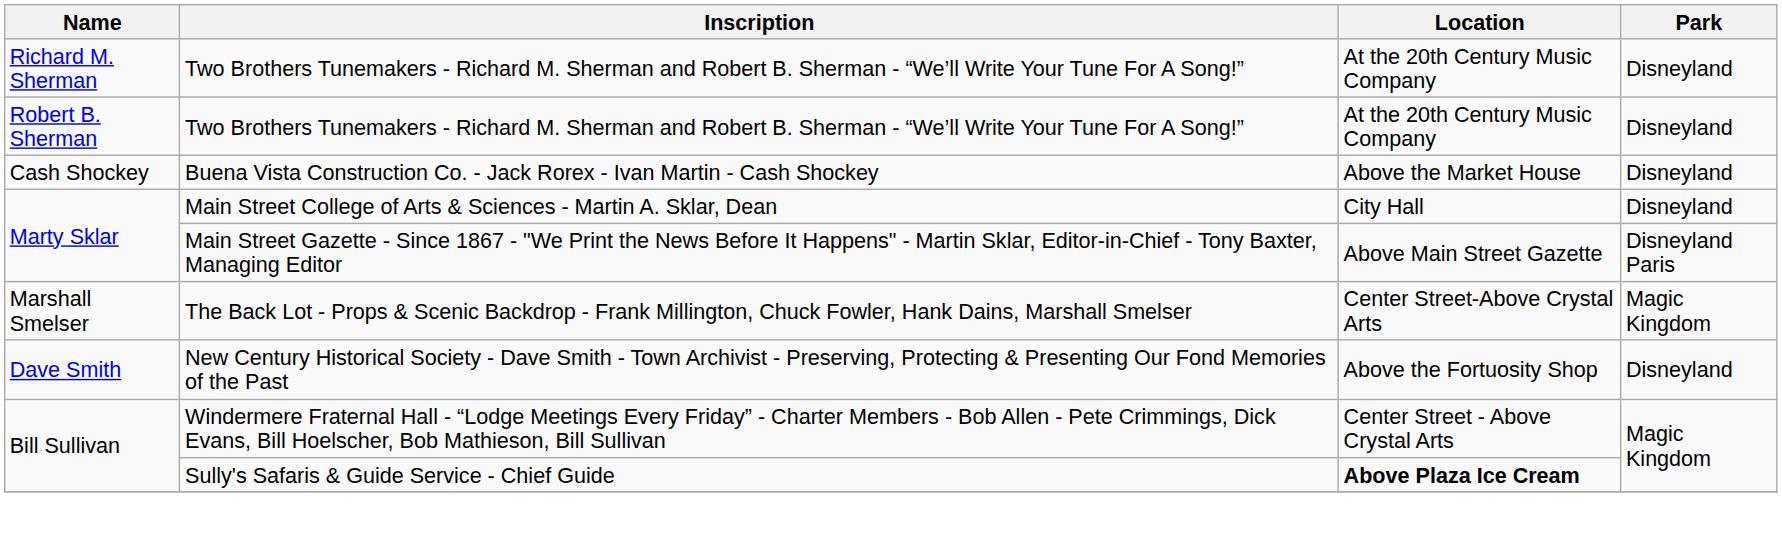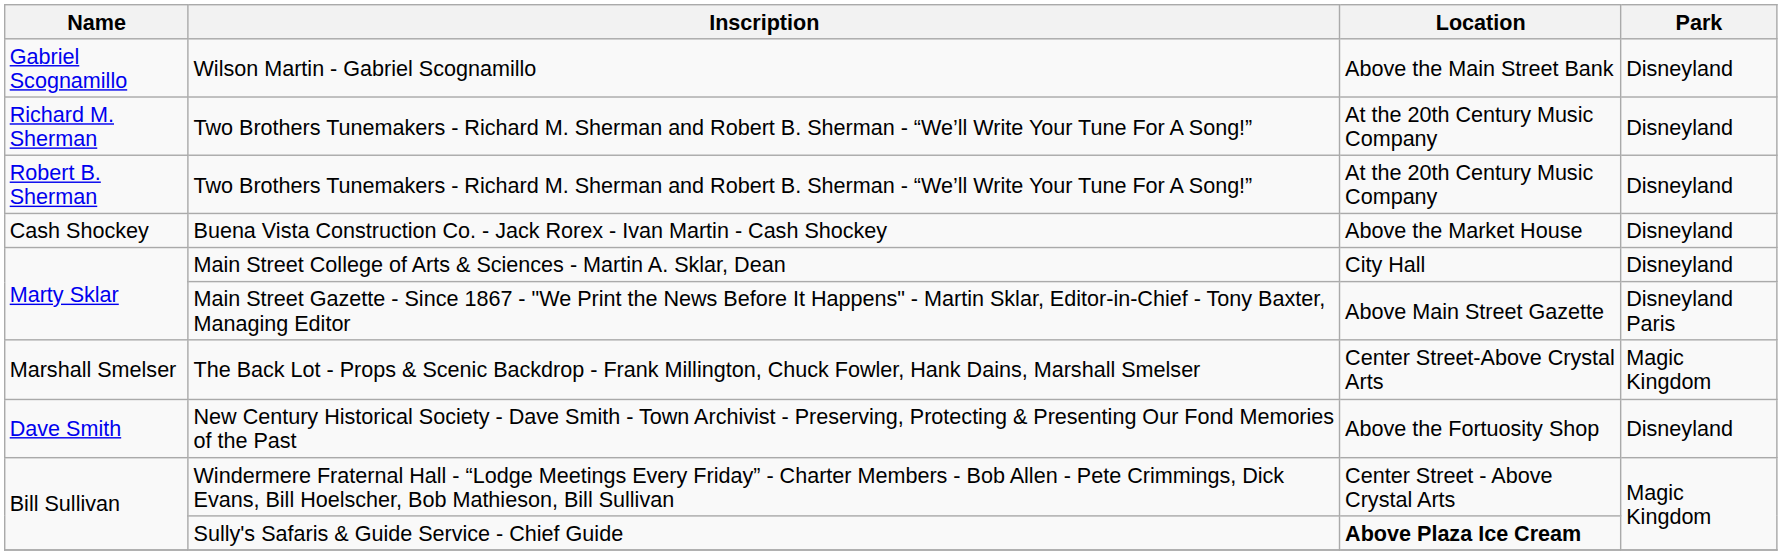+ row: (68, 68)
